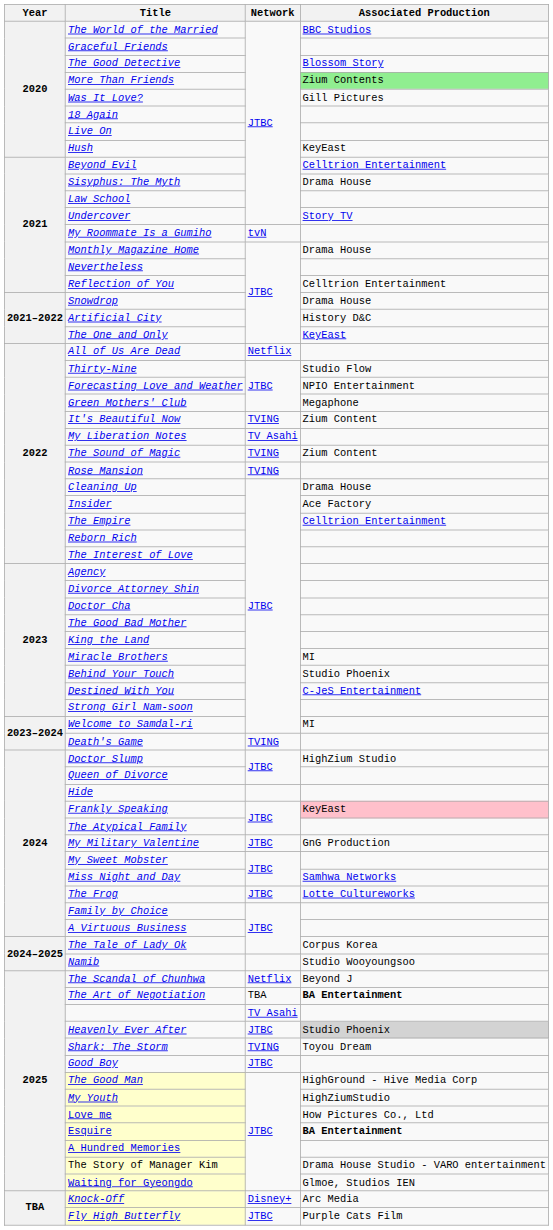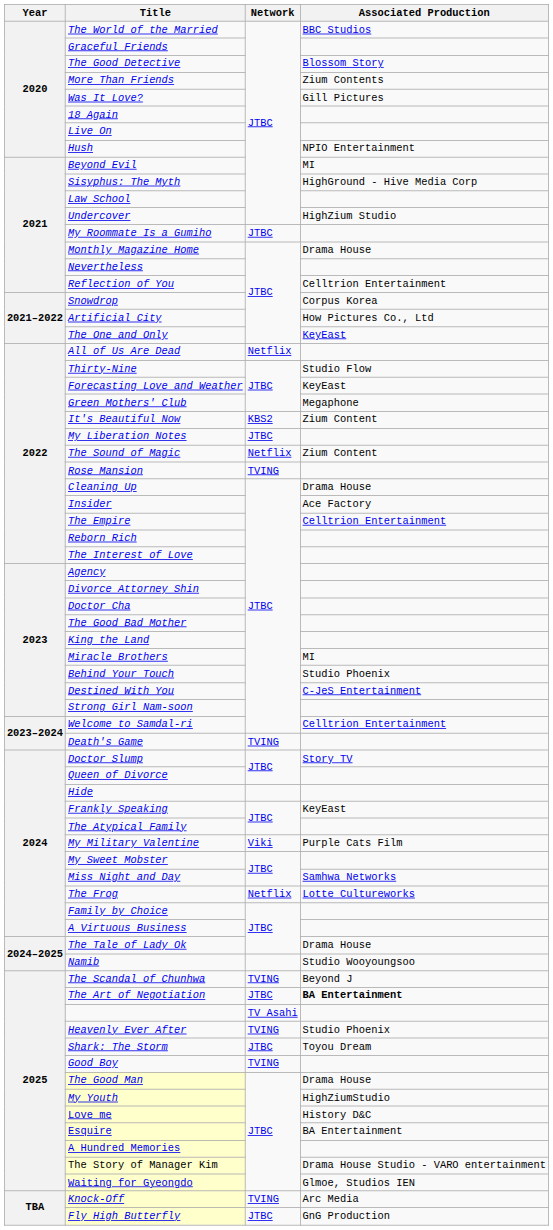(343, 81) lightgreen background -> (343, 81) no background
(324, 148) KeyEast -> (359, 148) NPIO Entertainment
(374, 165) Celltrion Entertainment -> (309, 165) MI
(337, 182) Drama House -> (390, 182) HighGround - Hive Media Corp
(328, 216) Story TV -> (349, 216) HighZium Studio
(257, 233) tvN -> (260, 233) JTBC
(337, 301) Drama House -> (340, 301) Corpus Korea
(337, 318) History D&C -> (368, 318) How Pictures Co., Ltd
(359, 386) NPIO Entertainment -> (324, 386) KeyEast
(263, 420) TVING -> (260, 420) KBS2
(273, 437) TV Asahi -> (260, 437) JTBC
(263, 454) TVING -> (270, 454) Netflix
(309, 725) MI -> (374, 725) Celltrion Entertainment
(349, 759) HighZium Studio -> (328, 759) Story TV
(324, 810) pink background -> (324, 810) no background
(260, 843) JTBC -> (260, 843) Viki
(346, 843) GnG Production -> (353, 843) Purple Cats Film
(260, 894) JTBC -> (270, 894) Netflix
(340, 945) Corpus Korea -> (337, 945) Drama House
(270, 979) Netflix -> (263, 979) TVING
(257, 996) TBA -> (260, 996) JTBC
(260, 1030) JTBC -> (263, 1030) TVING
(346, 1030) lightgrey background -> (346, 1030) no background
(263, 1047) TVING -> (260, 1047) JTBC
(260, 1064) JTBC -> (263, 1064) TVING
(390, 1081) HighGround - Hive Media Corp -> (337, 1081) Drama House
(368, 1115) How Pictures Co., Ltd -> (337, 1115) History D&C
(353, 1132) bold -> (353, 1132) normal
(270, 1199) Disney+ -> (263, 1199) TVING
(353, 1216) Purple Cats Film -> (346, 1216) GnG Production
